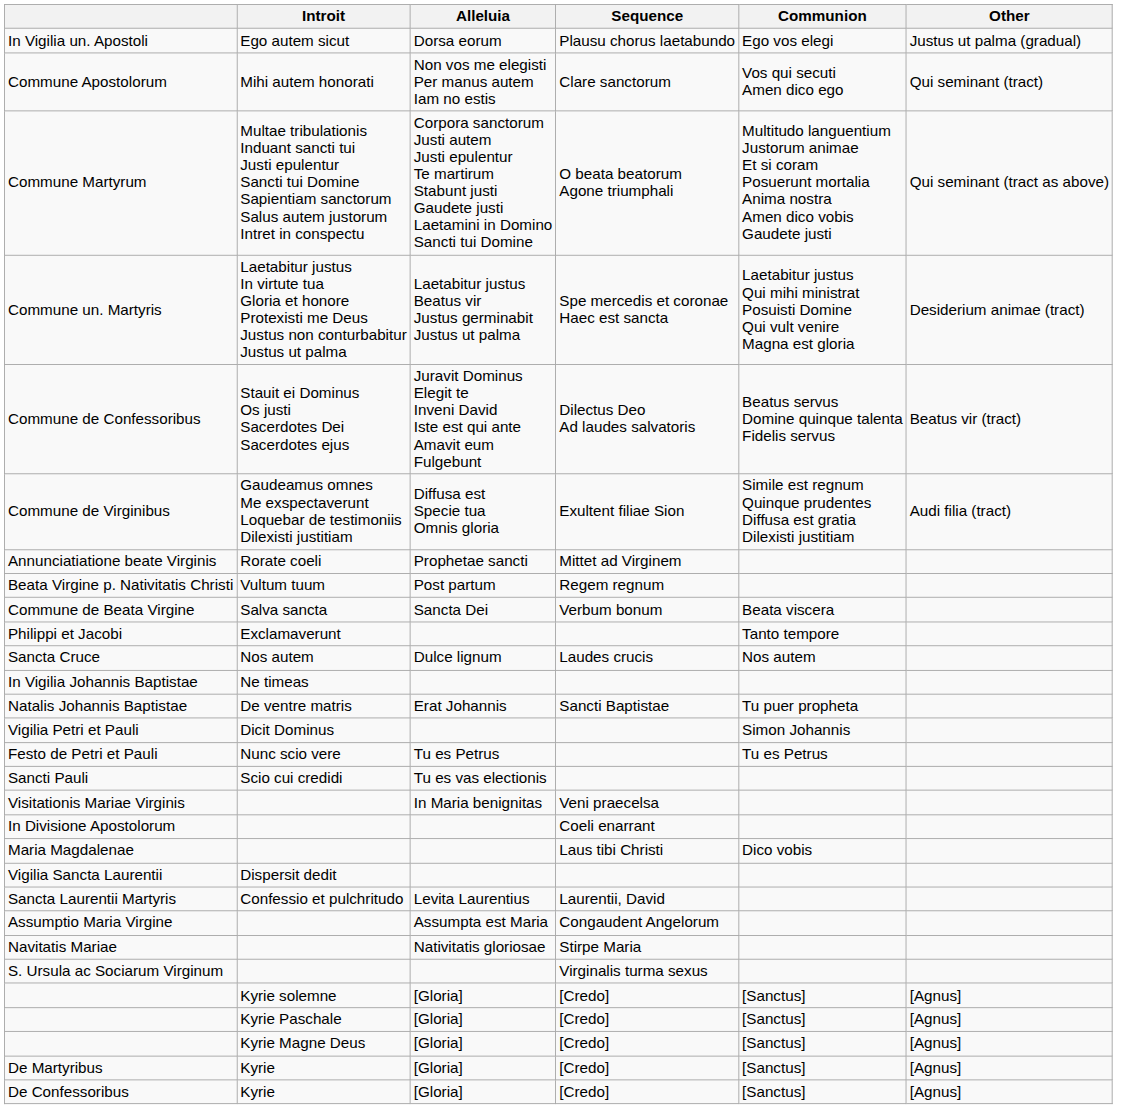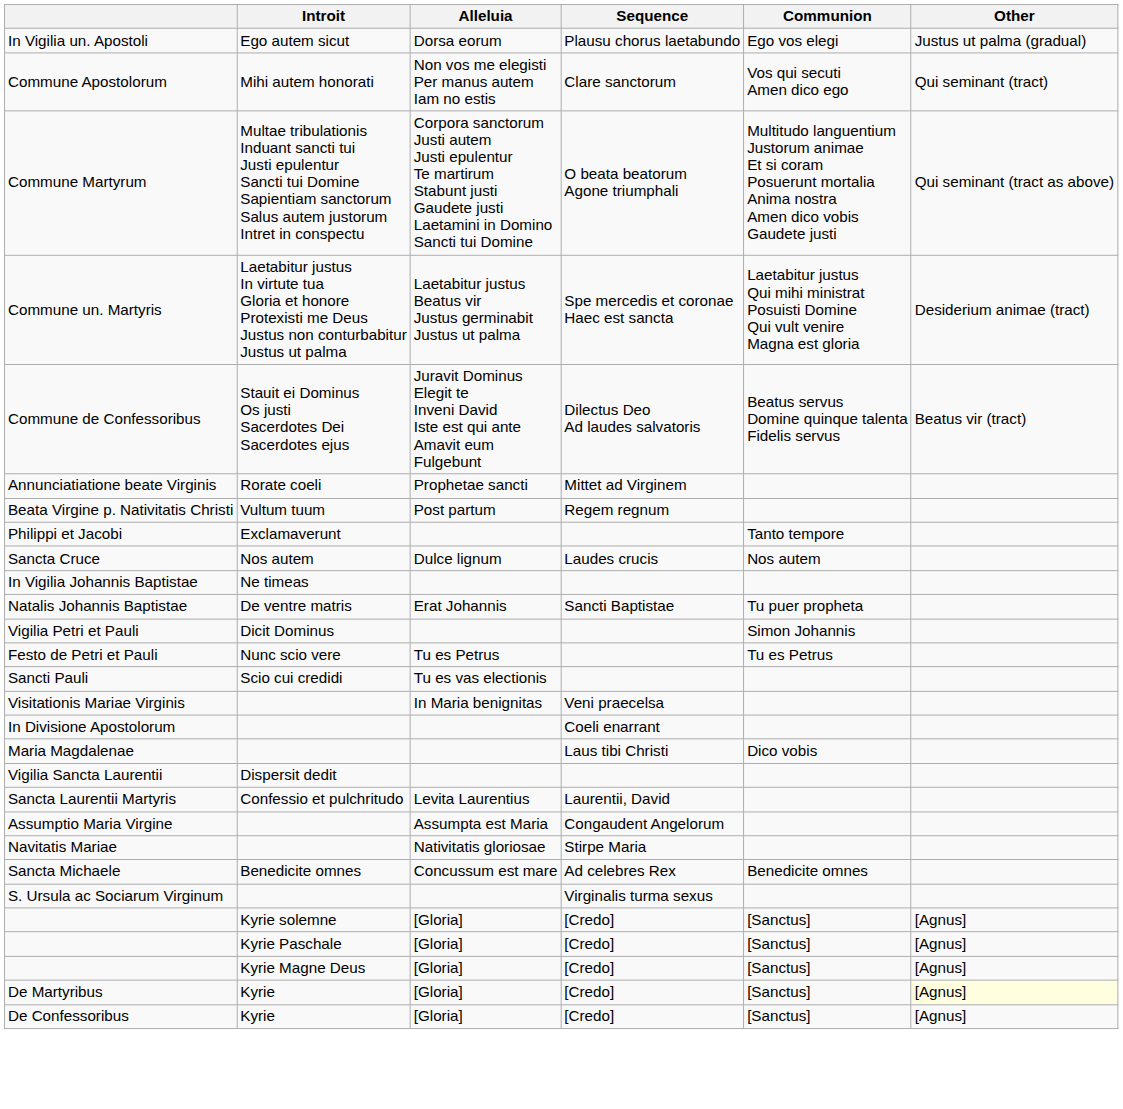- row: (89, 511)
- row: (101, 609)
+ row: (64, 871)
(935, 1067) no background -> (940, 992) lightyellow background
